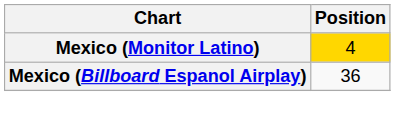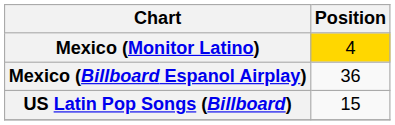+ row: (158, 104)
